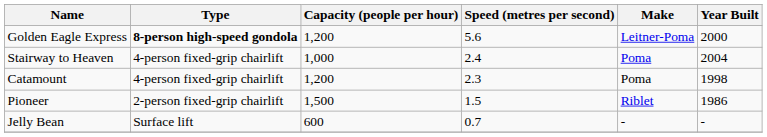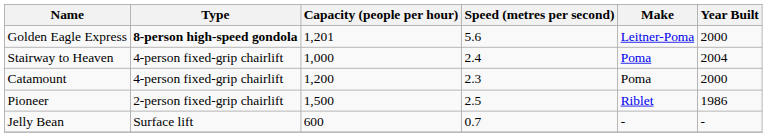(319, 36) 1,200 -> (319, 36) 1,201
(714, 79) 1998 -> (714, 79) 2000
(473, 100) 1.5 -> (473, 100) 2.5
